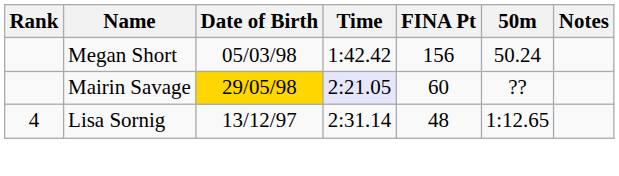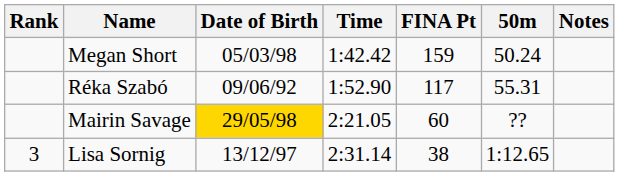(438, 54) 156 -> (438, 54) 159
+ row: (118, 87)
(360, 87) lavender background -> (360, 120) no background
(34, 120) 4 -> (34, 154) 3
(438, 120) 48 -> (438, 154) 38
